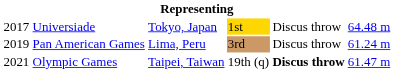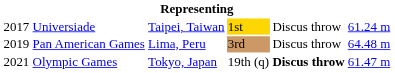(183, 26) Tokyo, Japan -> (186, 26) Taipei, Taiwan
(369, 26) 64.48 m -> (369, 26) 61.24 m
(369, 44) 61.24 m -> (369, 44) 64.48 m
(186, 62) Taipei, Taiwan -> (183, 62) Tokyo, Japan
